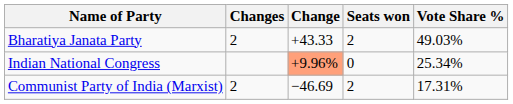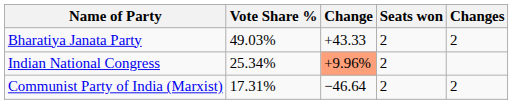columns swapped: (461, 16) <-> (257, 16)
(350, 63) 0 -> (384, 63) 2
(312, 87) −46.69 -> (345, 87) −46.64
